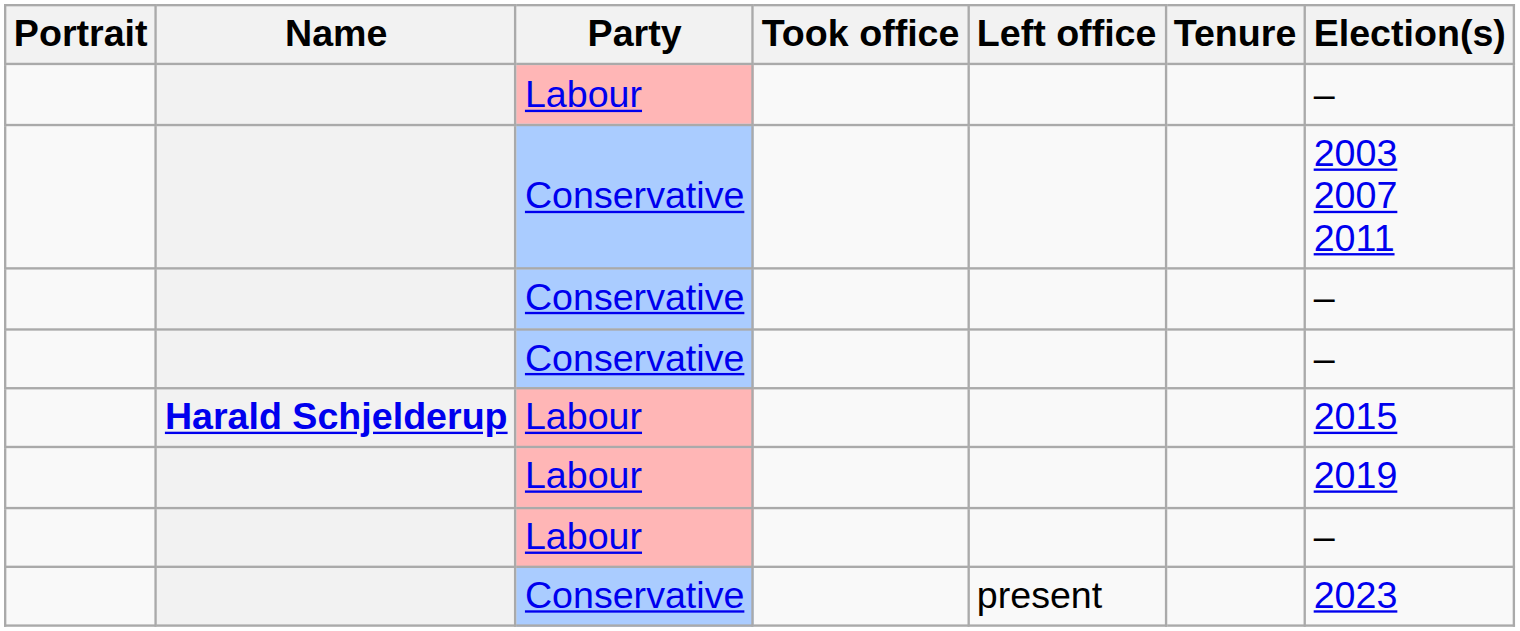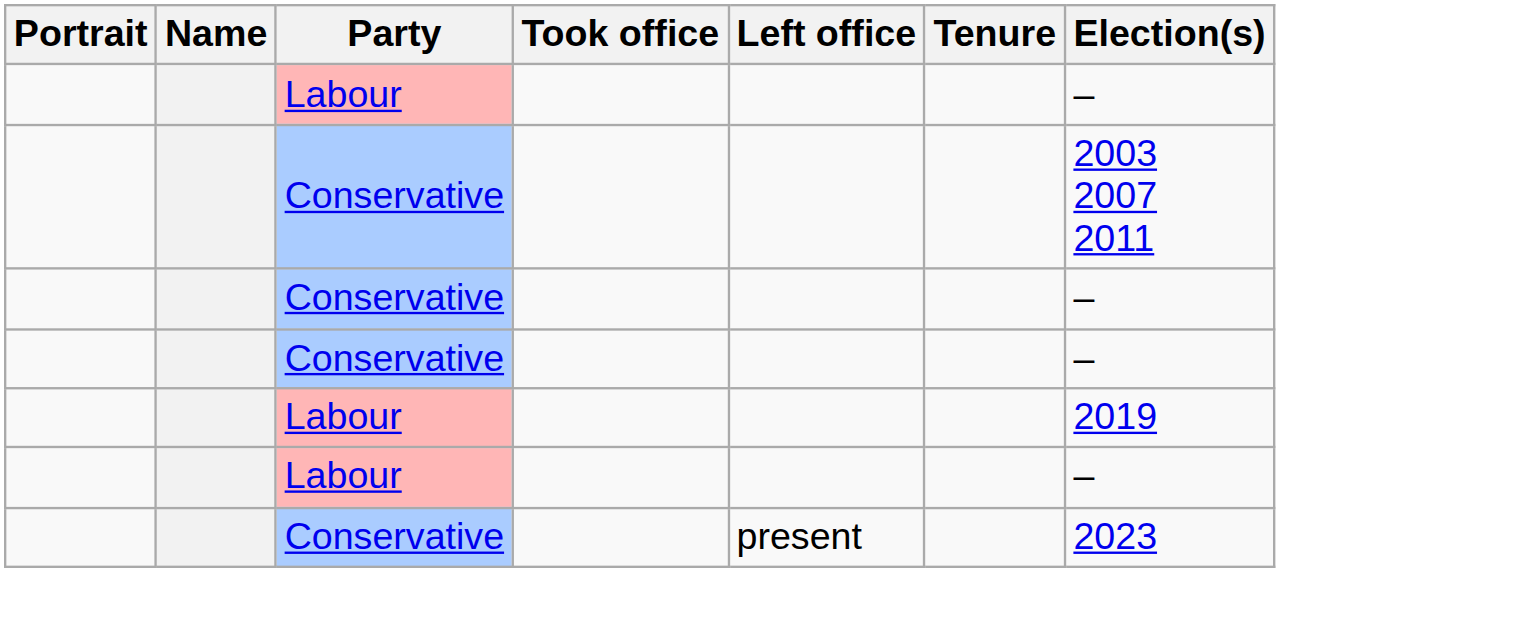- row: (336, 417)
